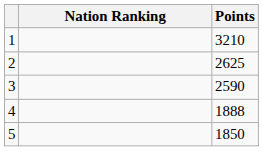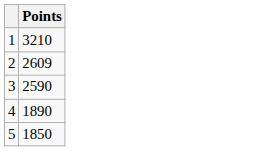- column: (115, 16)
(230, 63) 2625 -> (37, 63) 2609
(230, 110) 1888 -> (37, 110) 1890
